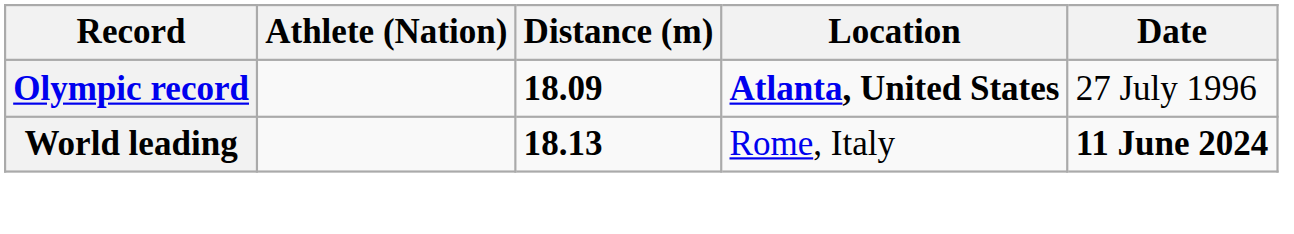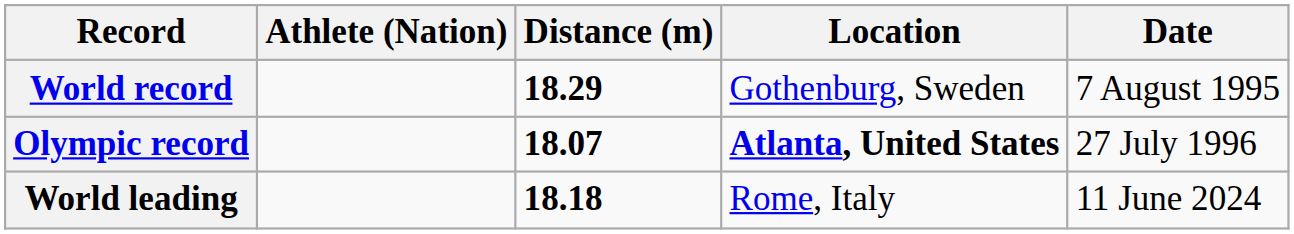+ row: (131, 87)
(563, 87) 18.09 -> (563, 143) 18.07
(563, 143) 18.13 -> (563, 198) 18.18
(1172, 143) bold -> (1168, 198) normal
